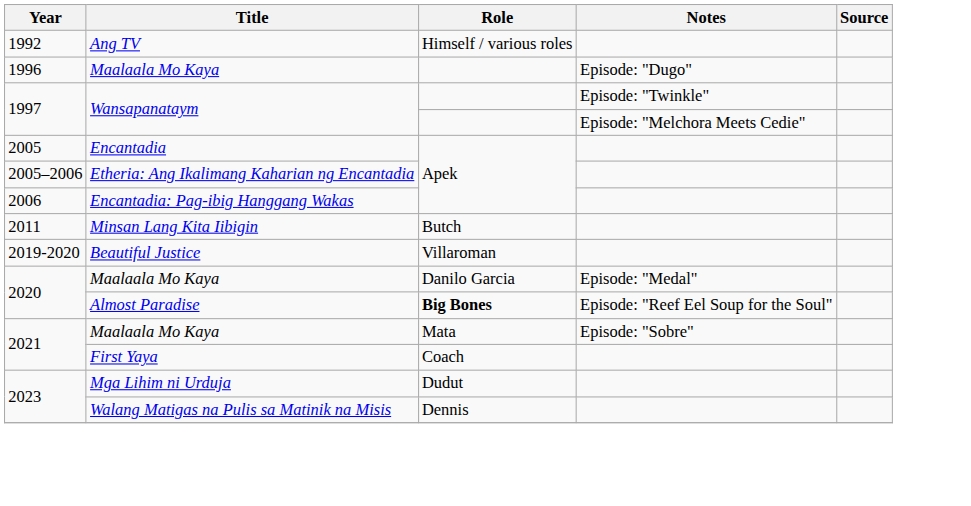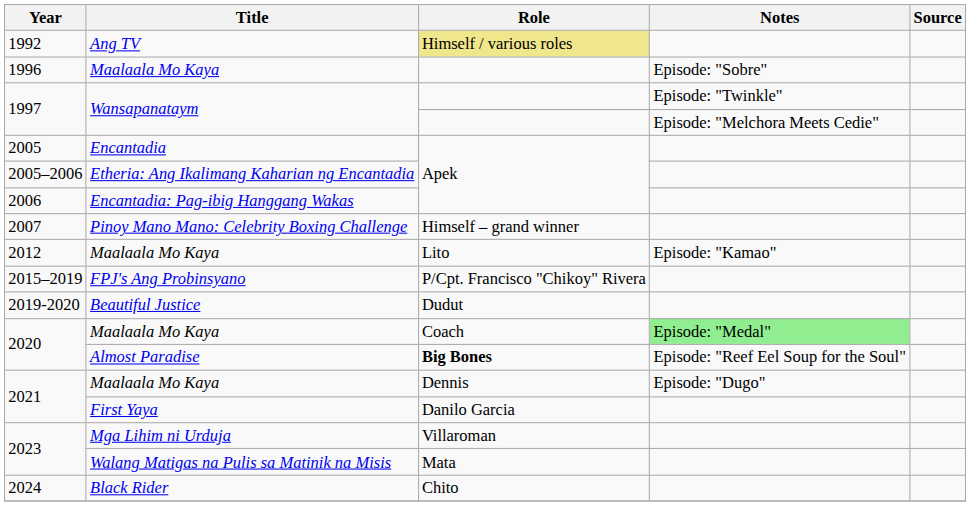(497, 43) no background -> (497, 43) khaki background
(636, 69) Episode: "Dugo" -> (710, 69) Episode: "Sobre"
+ row: (25, 226)
- row: (24, 226)
+ row: (25, 252)
+ row: (45, 278)
(459, 252) Villaroman -> (443, 305) Dudut
(468, 278) Danilo Garcia -> (443, 331) Coach
(639, 278) no background -> (712, 331) lightgreen background
(439, 331) Mata -> (445, 383) Dennis
(637, 331) Episode: "Sobre" -> (709, 383) Episode: "Dugo"
(443, 357) Coach -> (468, 409) Danilo Garcia
(443, 383) Dudut -> (459, 435) Villaroman
(445, 409) Dennis -> (439, 461) Mata
+ row: (25, 488)
